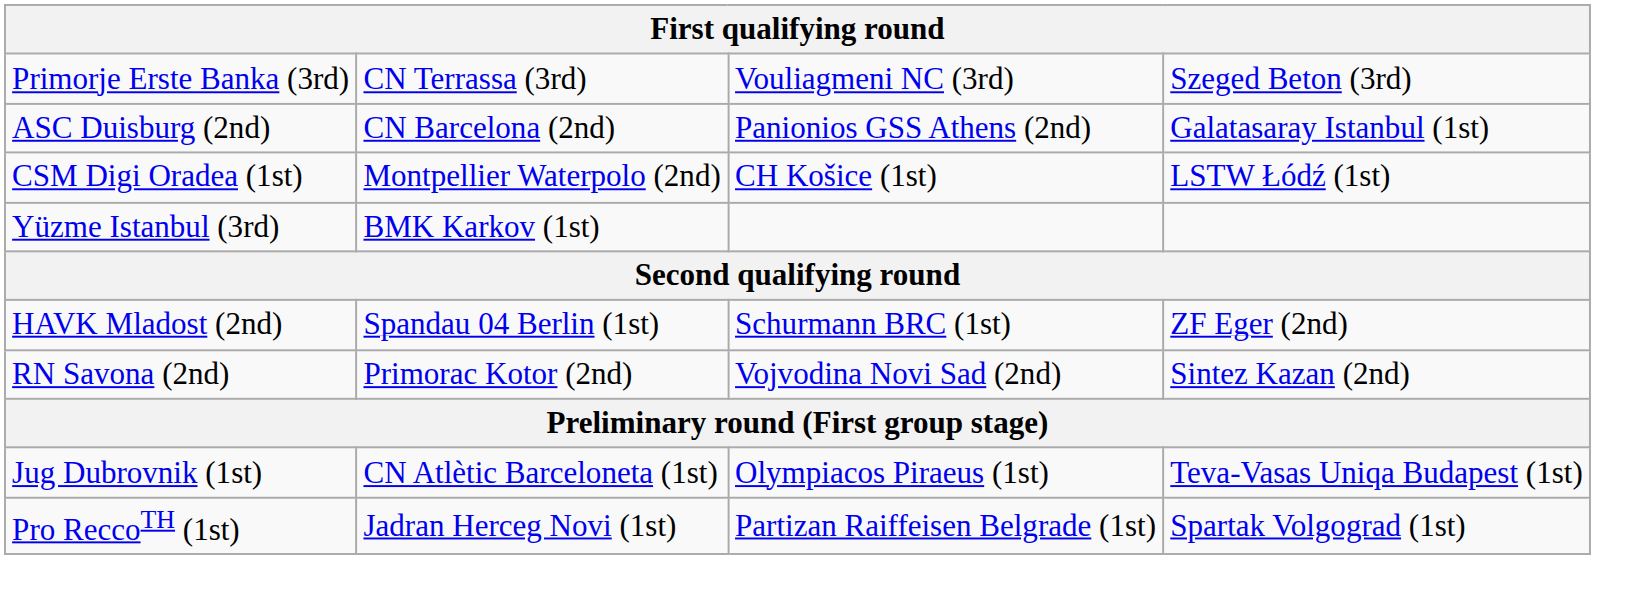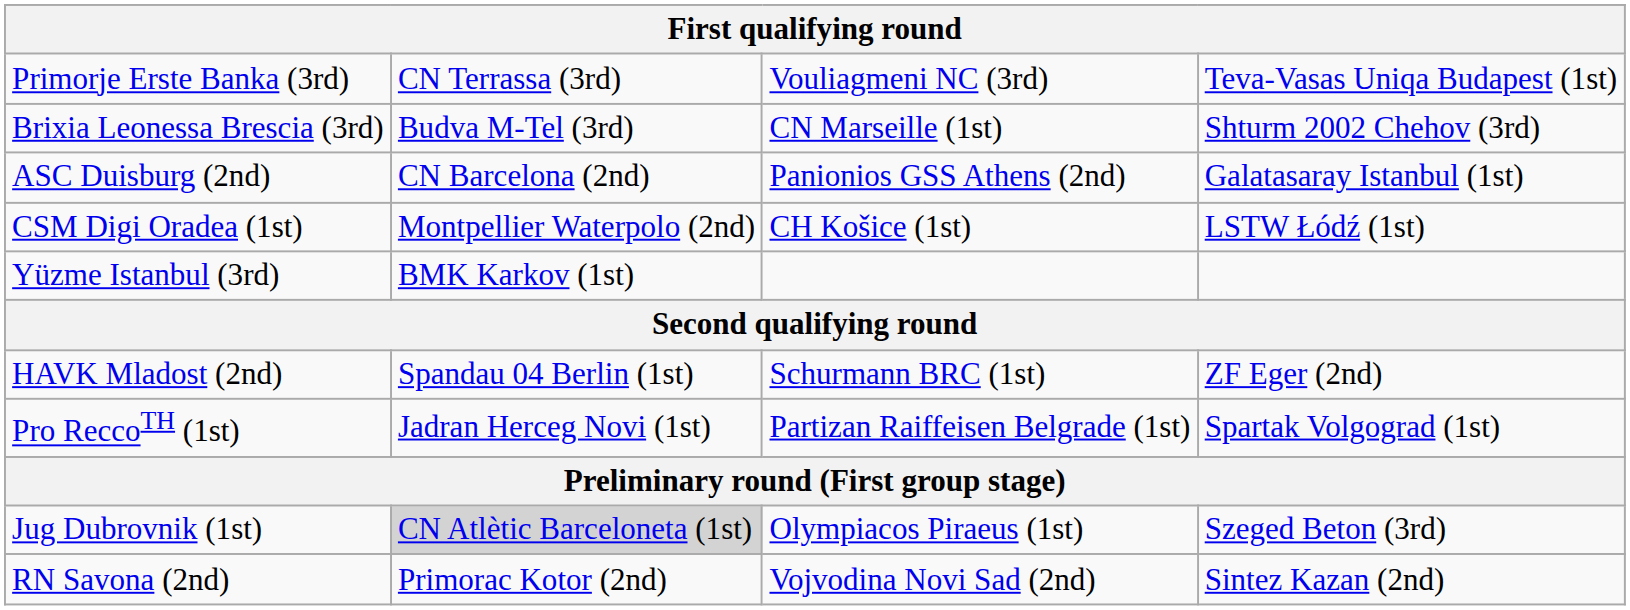(1291, 78) Szeged Beton (3rd) -> (1411, 78) Teva-Vasas Uniqa Budapest (1st)
+ row: (198, 127)
rows swapped: (121, 373) <-> (126, 525)
(541, 472) no background -> (575, 529) lightgrey background
(1377, 472) Teva-Vasas Uniqa Budapest (1st) -> (1325, 529) Szeged Beton (3rd)
